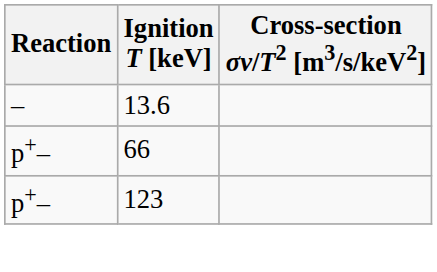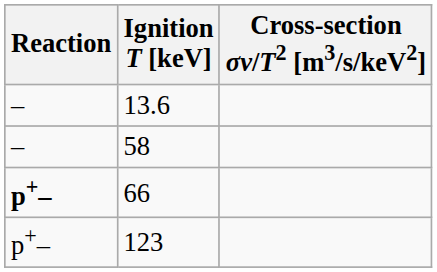+ row: (137, 146)
(30, 150) normal -> (31, 192) bold
